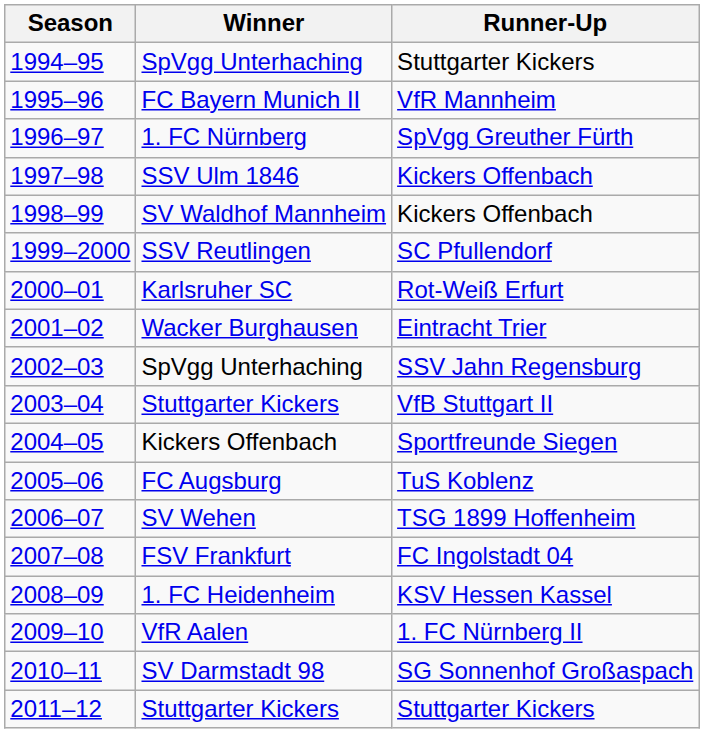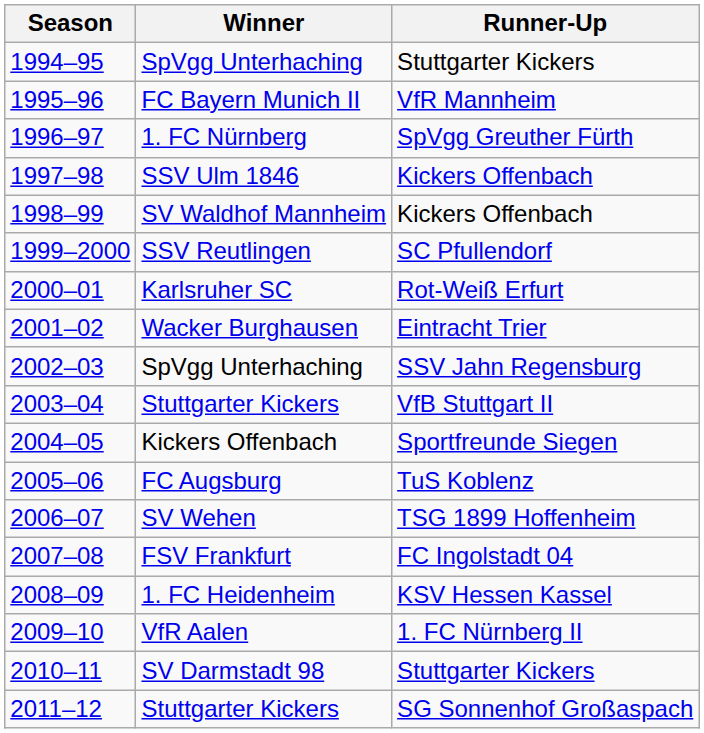(545, 670) SG Sonnenhof Großaspach -> (496, 670) Stuttgarter Kickers
(496, 708) Stuttgarter Kickers -> (545, 708) SG Sonnenhof Großaspach
